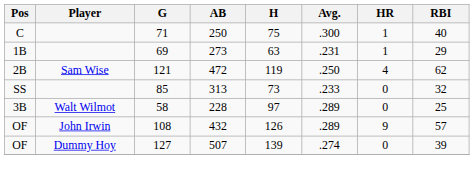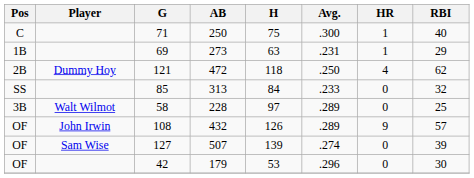(85, 70) Sam Wise -> (85, 70) Dummy Hoy
(274, 70) 119 -> (274, 70) 118
(274, 88) 73 -> (274, 88) 84
(85, 145) Dummy Hoy -> (85, 145) Sam Wise
+ row: (162, 164)
